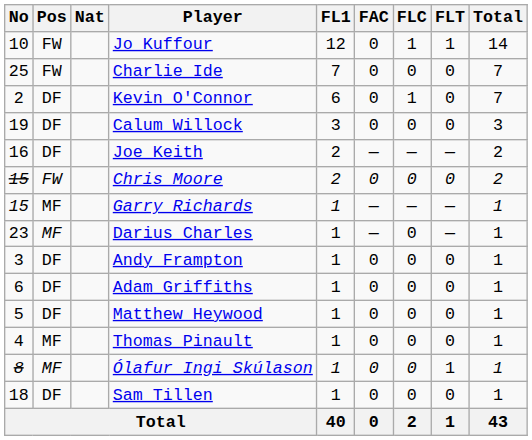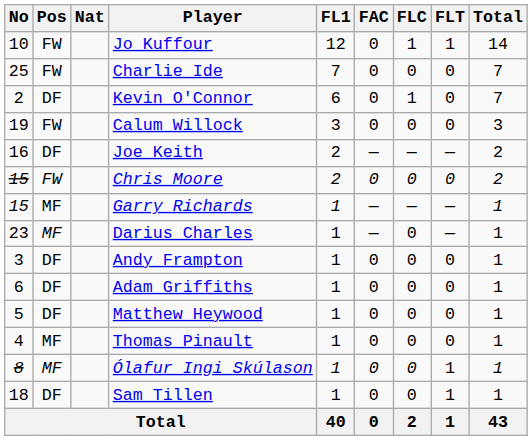(52, 126) DF -> (52, 126) FW
(450, 395) 0 -> (450, 395) 1
